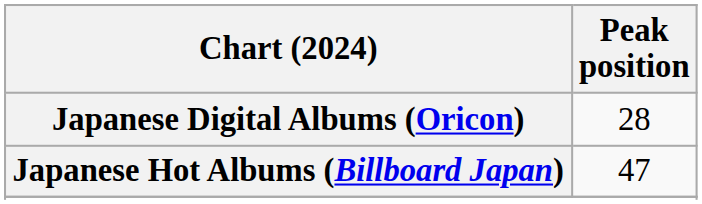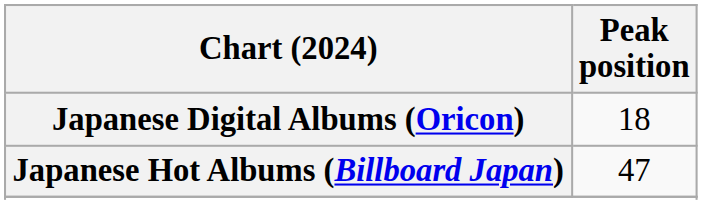(634, 118) 28 -> (634, 118) 18
